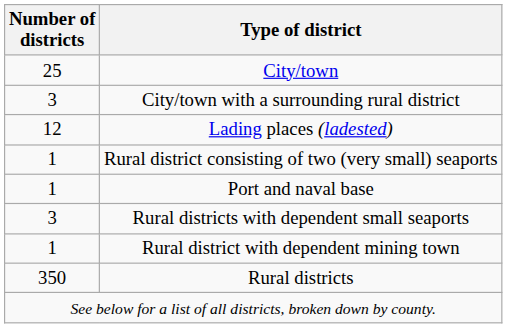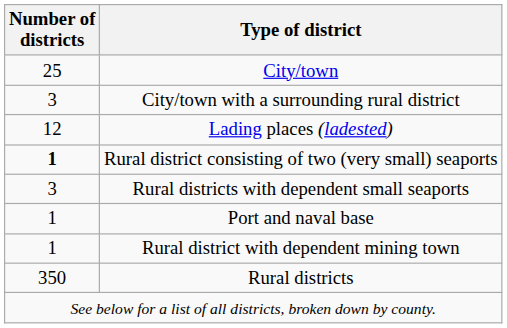(52, 159) normal -> (52, 159) bold
rows swapped: (301, 218) <-> (301, 188)
